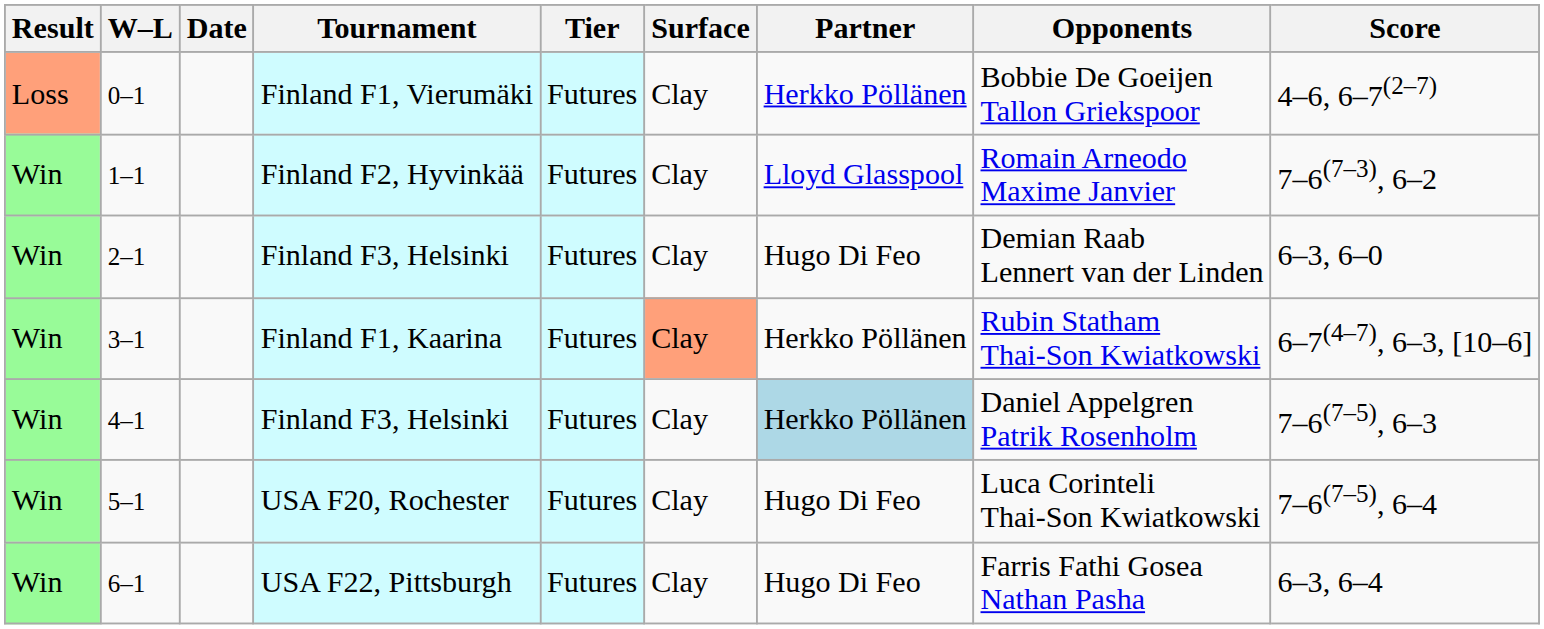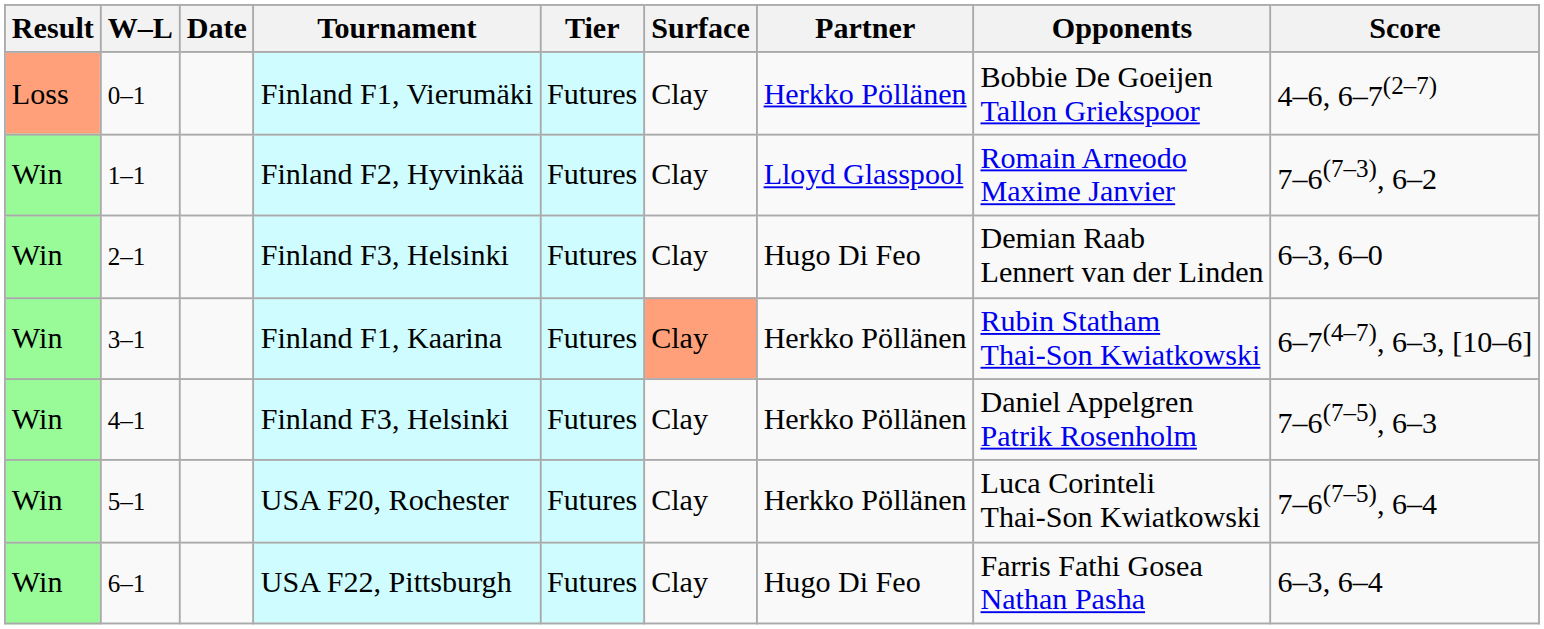(865, 419) lightblue background -> (865, 419) no background
(842, 500) Hugo Di Feo -> (865, 500) Herkko Pöllänen
